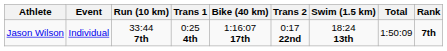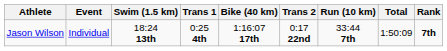columns swapped: (344, 12) <-> (141, 12)
